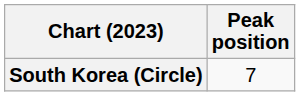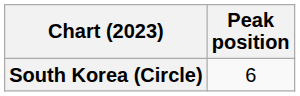(251, 74) 7 -> (251, 74) 6
